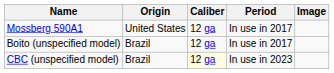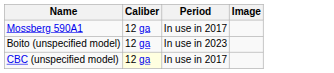- column: (155, 12)
(261, 44) In use in 2017 -> (196, 44) In use in 2023
(261, 60) In use in 2023 -> (196, 60) In use in 2017
